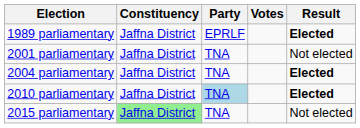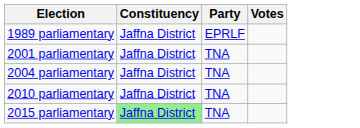- column: (321, 14)
(217, 93) lightblue background -> (217, 93) no background
